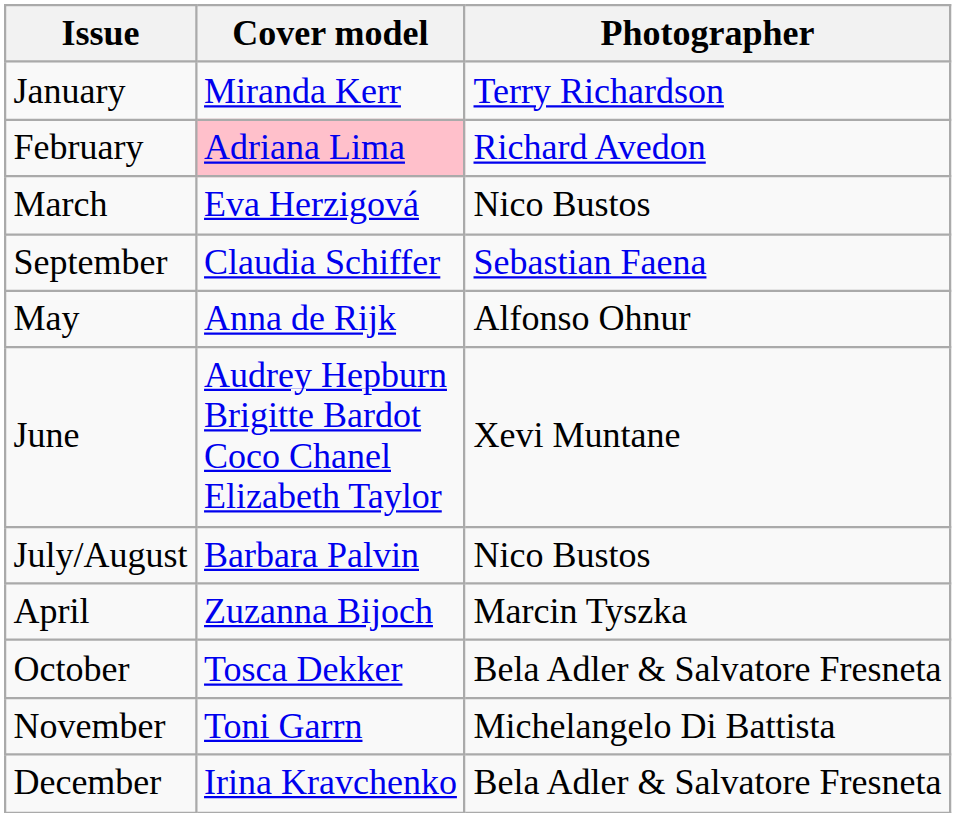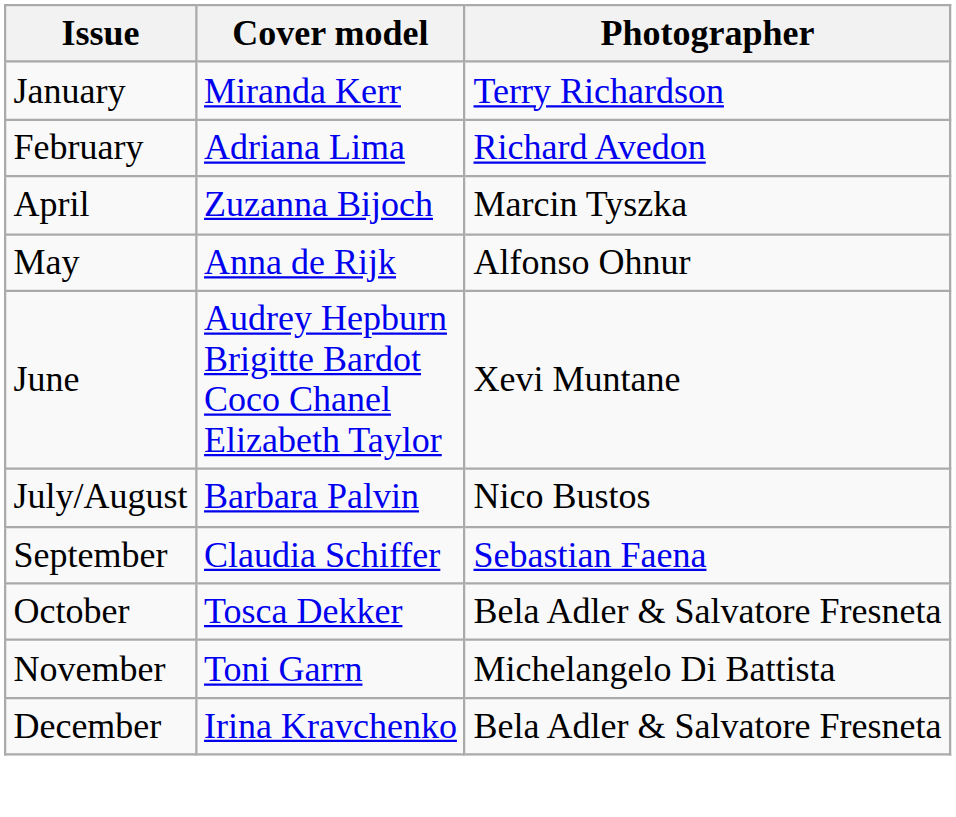(304, 147) pink background -> (304, 147) no background
- row: (60, 204)
rows swapped: (51, 611) <-> (90, 261)
